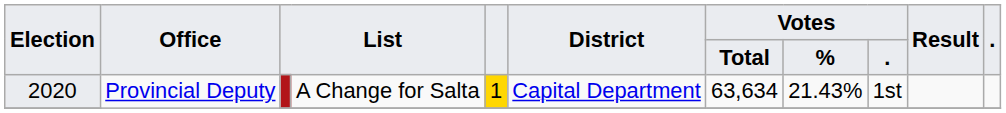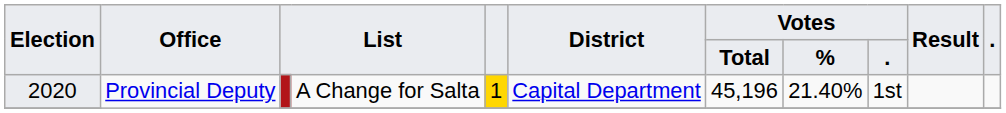(744, 92) 63,634 -> (744, 92) 45,196
(825, 92) 21.43% -> (825, 92) 21.40%
